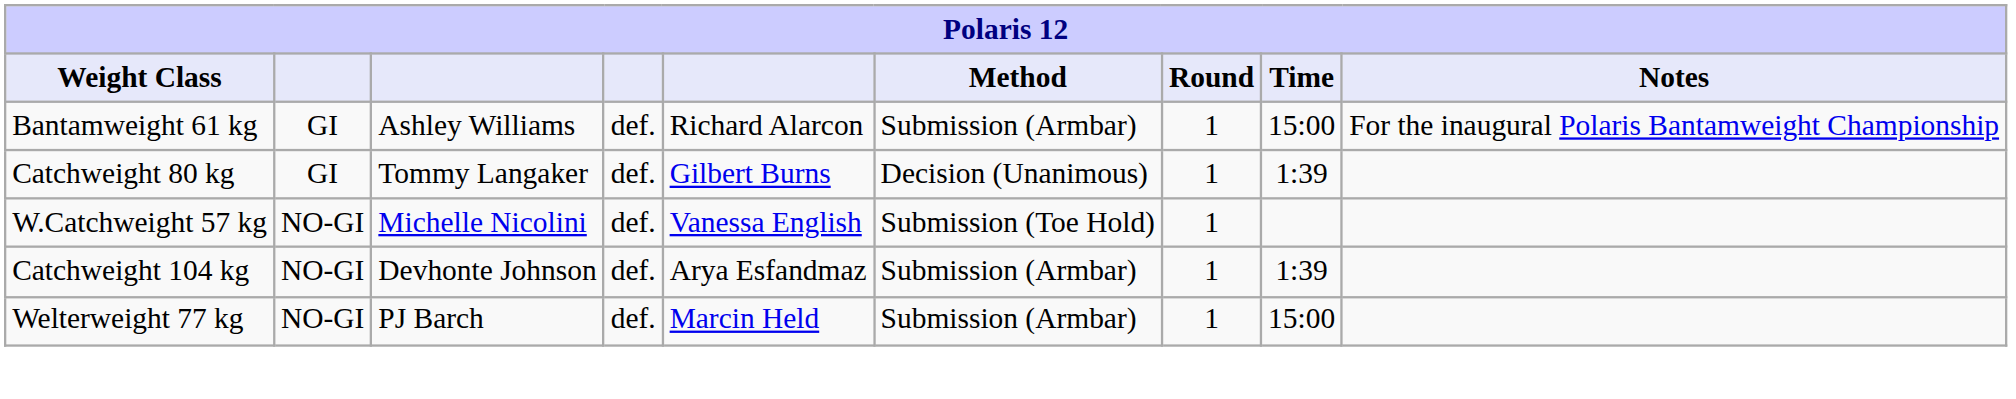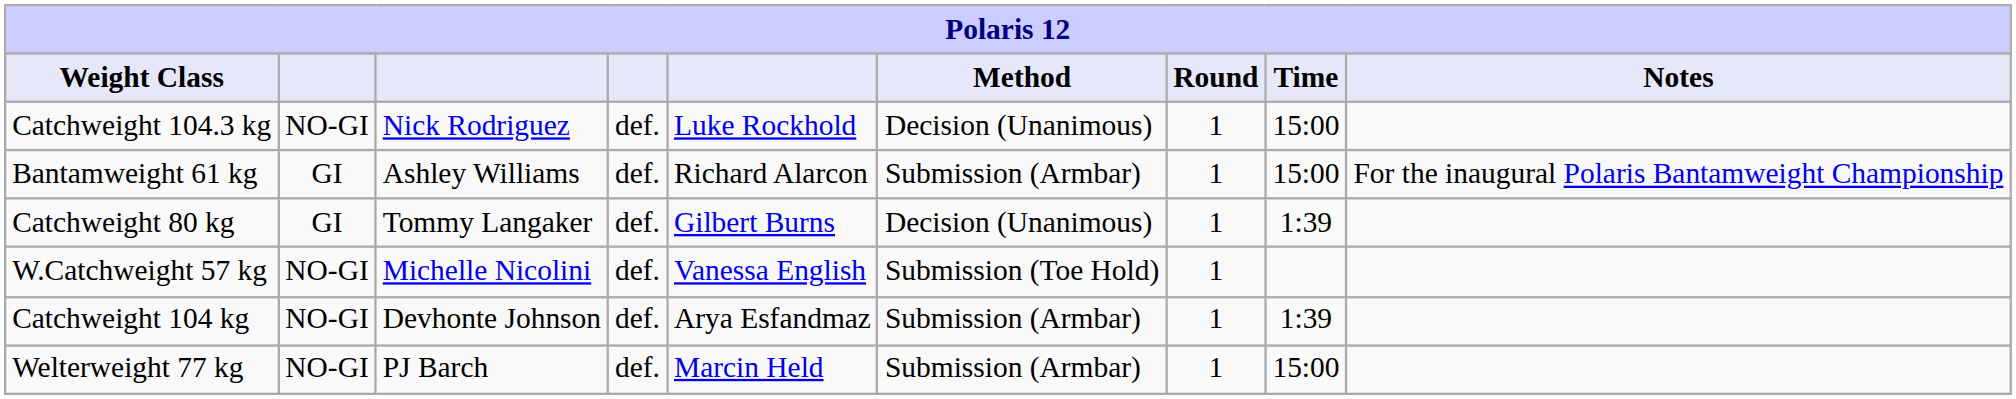+ row: (142, 125)
